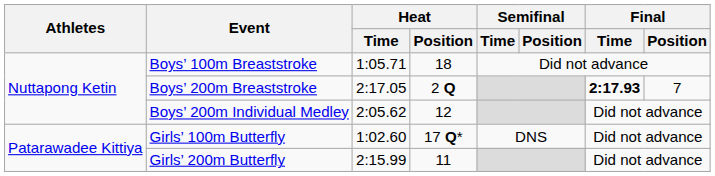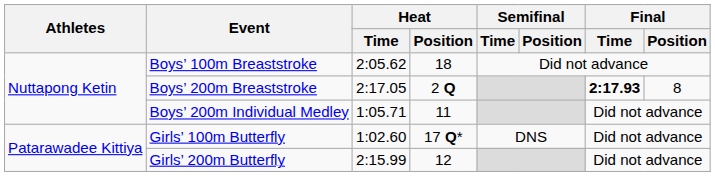(381, 65) 1:05.71 -> (381, 65) 2:05.62
(677, 89) 7 -> (677, 89) 8
(381, 112) 2:05.62 -> (381, 112) 1:05.71
(443, 112) 12 -> (443, 112) 11
(443, 160) 11 -> (443, 160) 12
